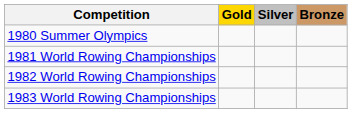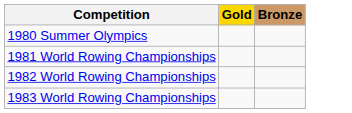- column: (276, 14)
